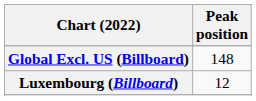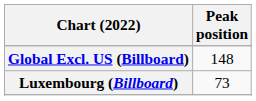(222, 82) 12 -> (222, 82) 73
